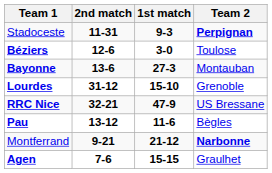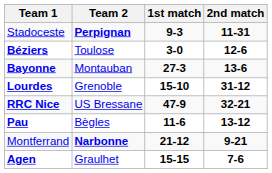columns swapped: (230, 13) <-> (103, 13)
